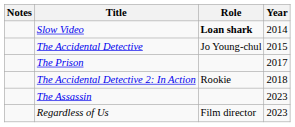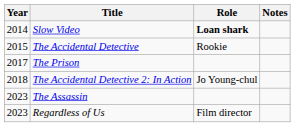columns swapped: (277, 12) <-> (19, 12)
(231, 46) Jo Young-chul -> (212, 46) Rookie
(216, 79) Rookie -> (227, 79) Jo Young-chul
